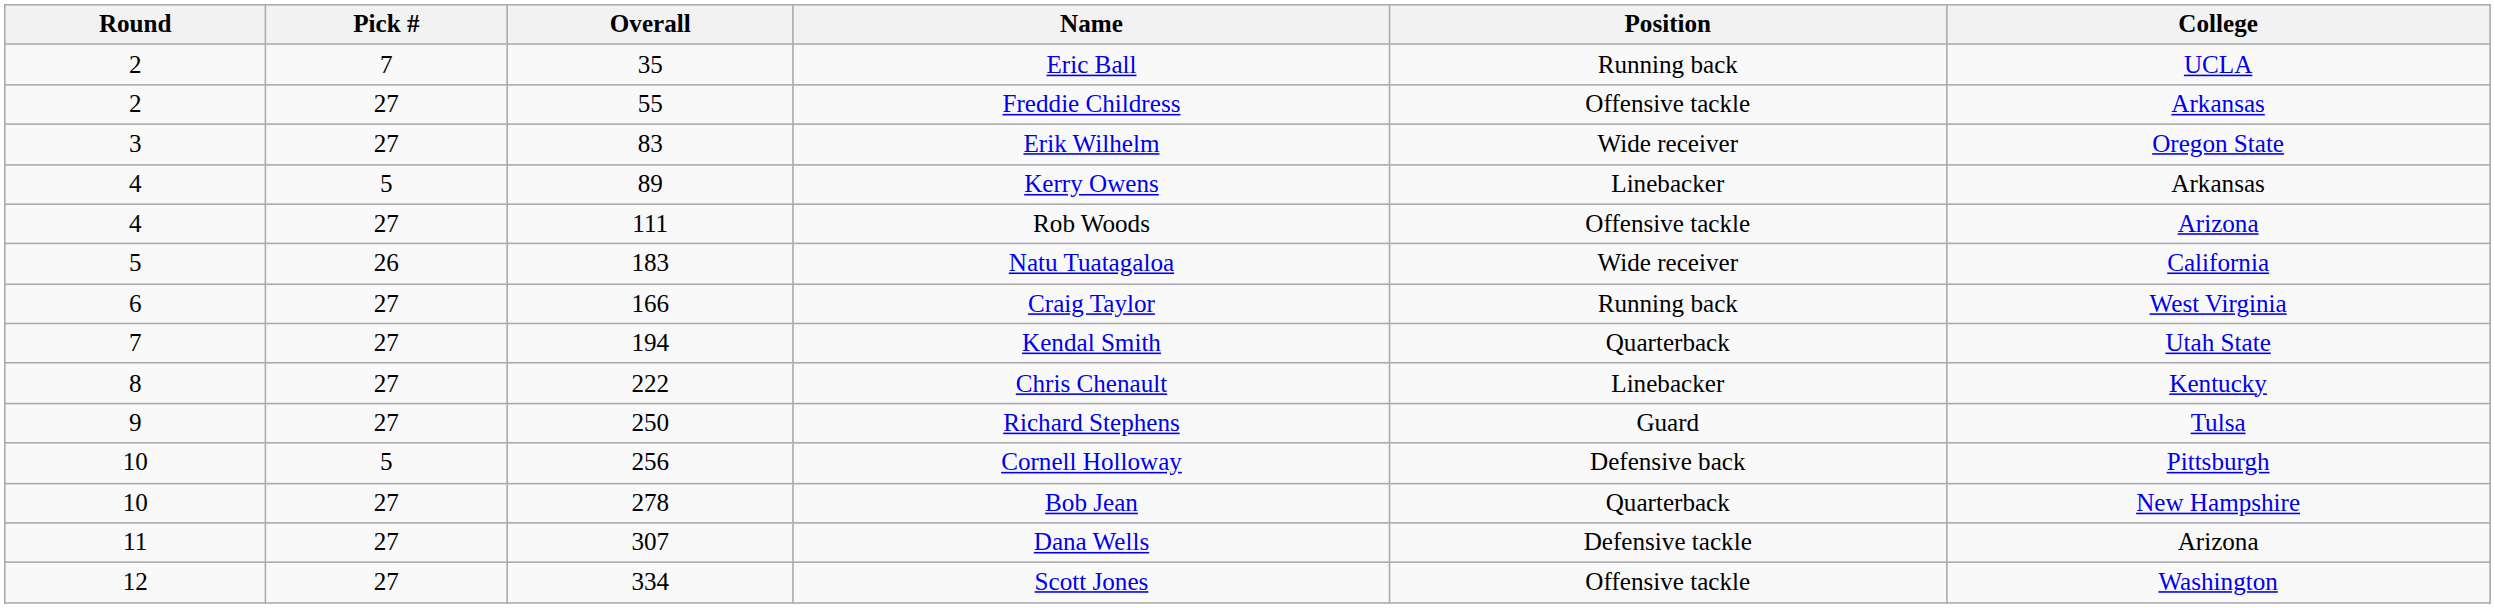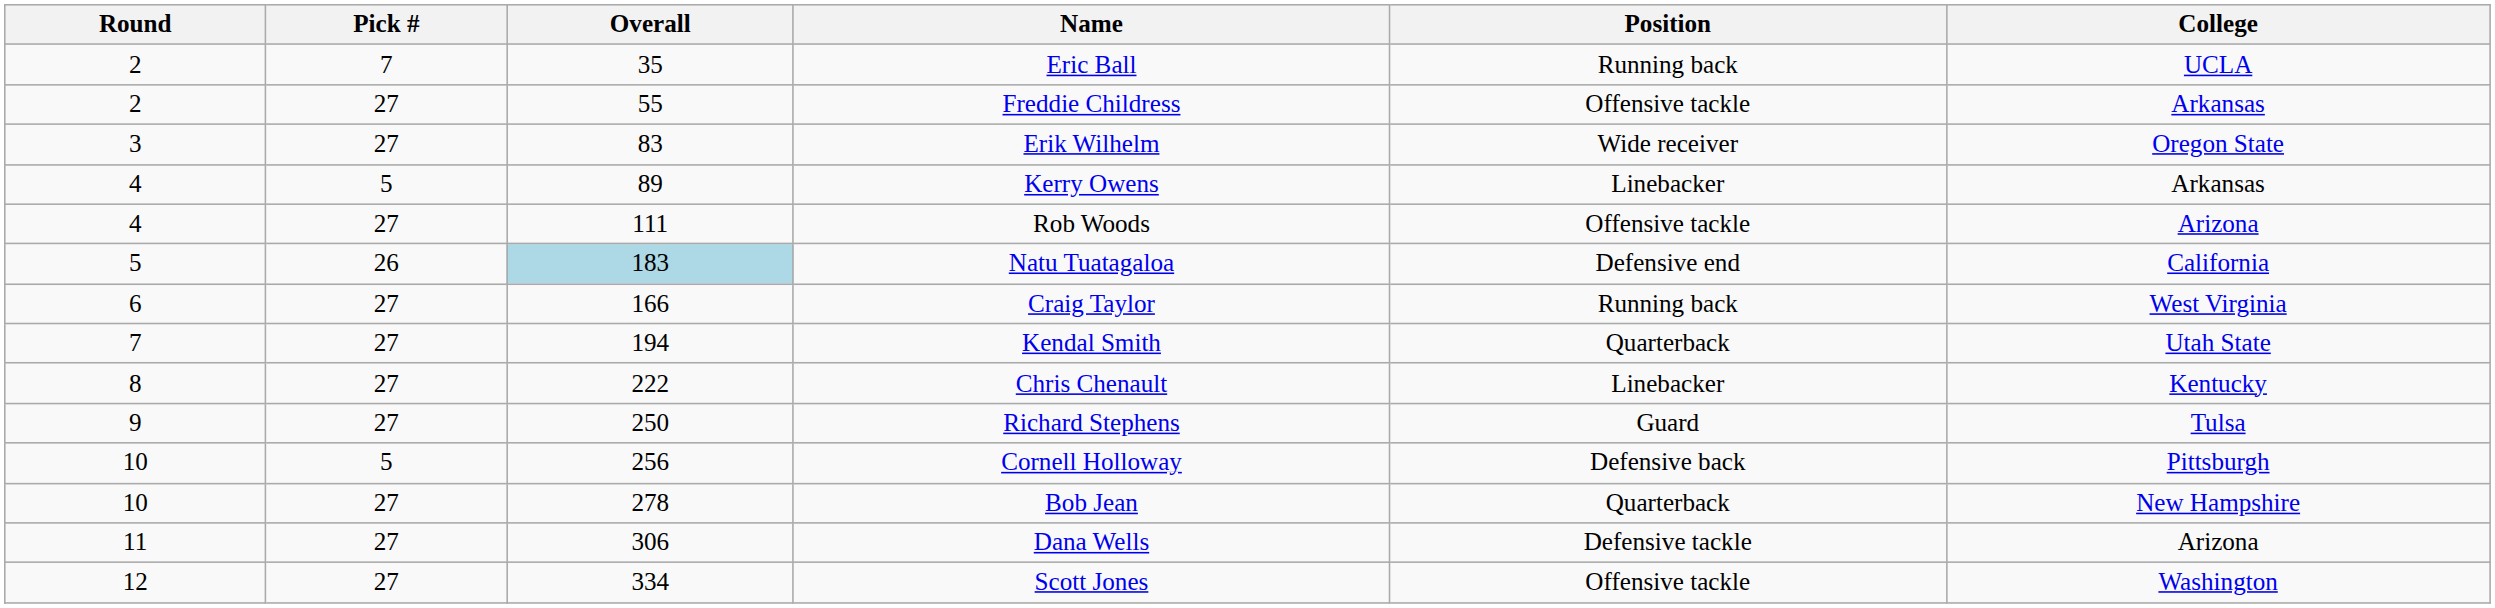(650, 263) no background -> (650, 263) lightblue background
(1668, 263) Wide receiver -> (1668, 263) Defensive end
(650, 542) 307 -> (650, 542) 306
